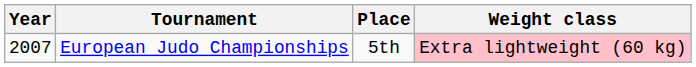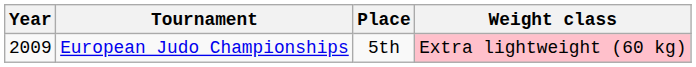(30, 48) 2007 -> (30, 48) 2009
